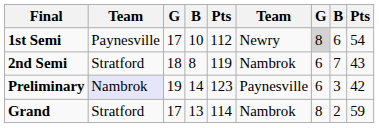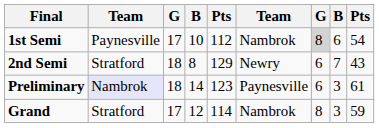(260, 39) Newry -> (268, 39) Nambrok
(221, 63) 119 -> (221, 63) 129
(268, 63) Nambrok -> (260, 63) Newry
(174, 87) 19 -> (174, 87) 18
(358, 87) 42 -> (358, 87) 61
(196, 110) 13 -> (196, 110) 12
(337, 110) 2 -> (337, 110) 3
